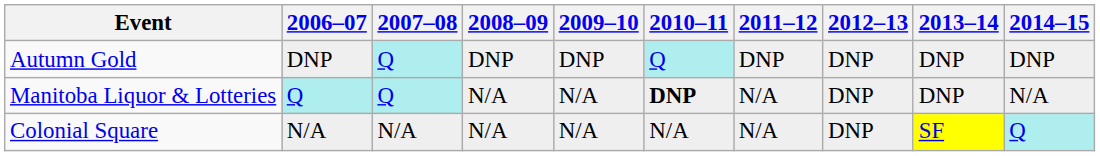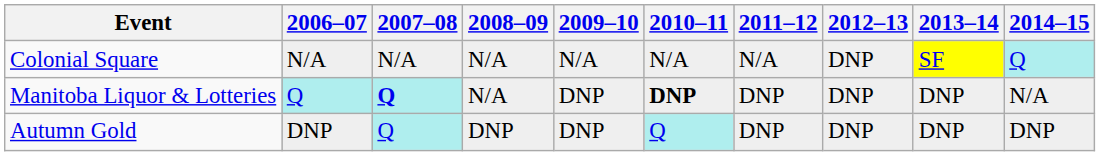rows swapped: (73, 58) <-> (84, 131)
(386, 95) normal -> (386, 95) bold
(578, 95) N/A -> (582, 95) DNP
(758, 95) N/A -> (762, 95) DNP
